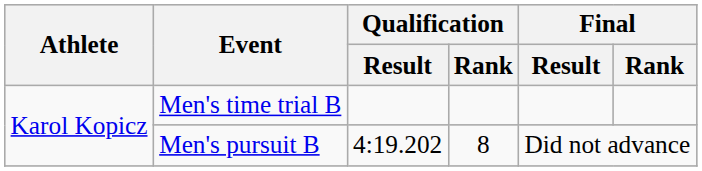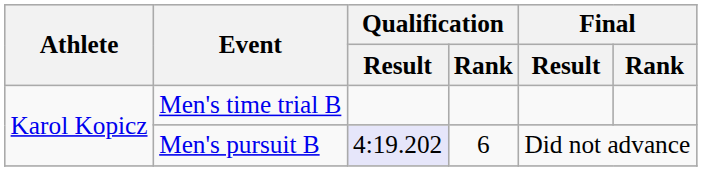(398, 144) no background -> (398, 144) lavender background
(483, 144) 8 -> (483, 144) 6
